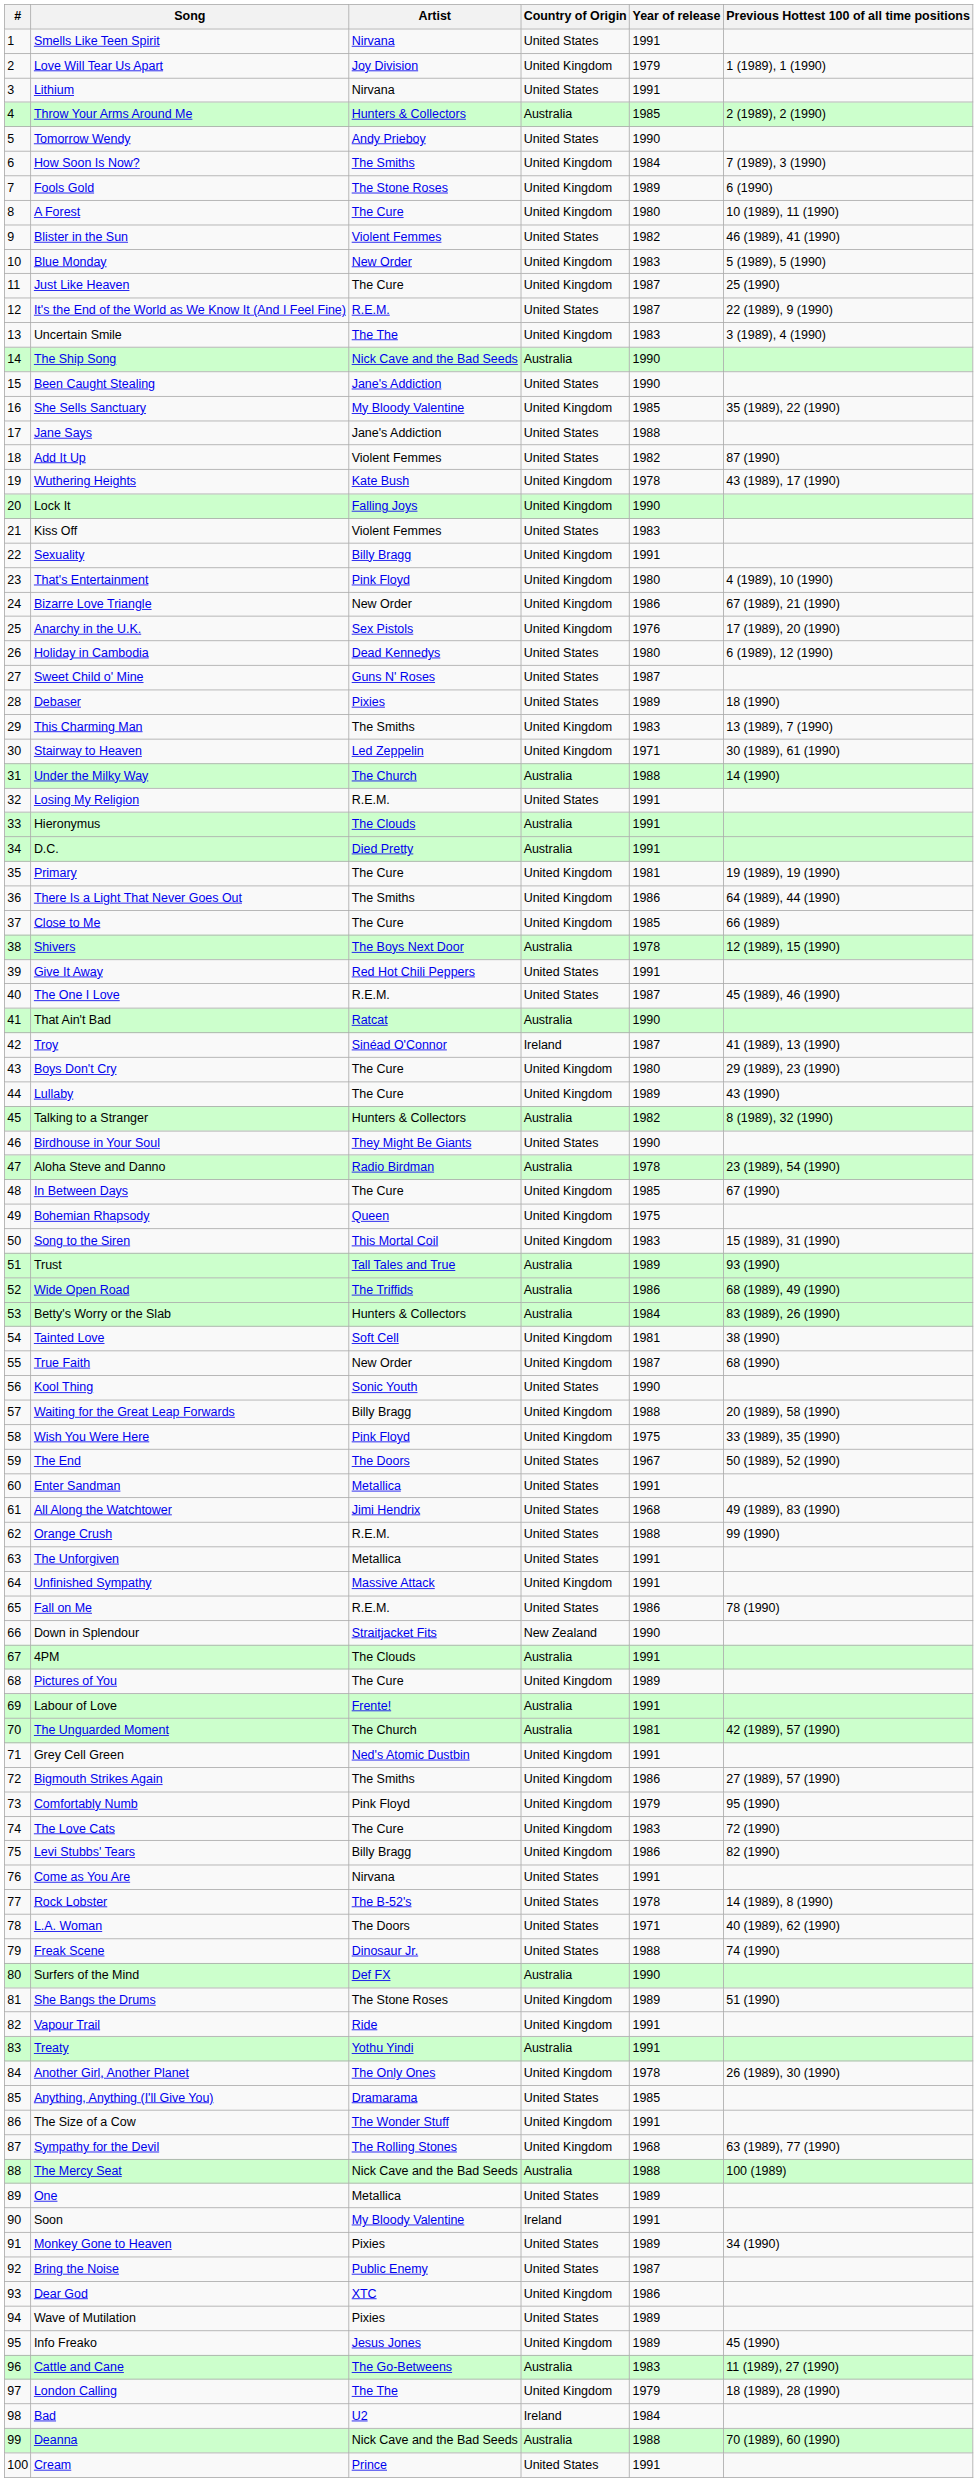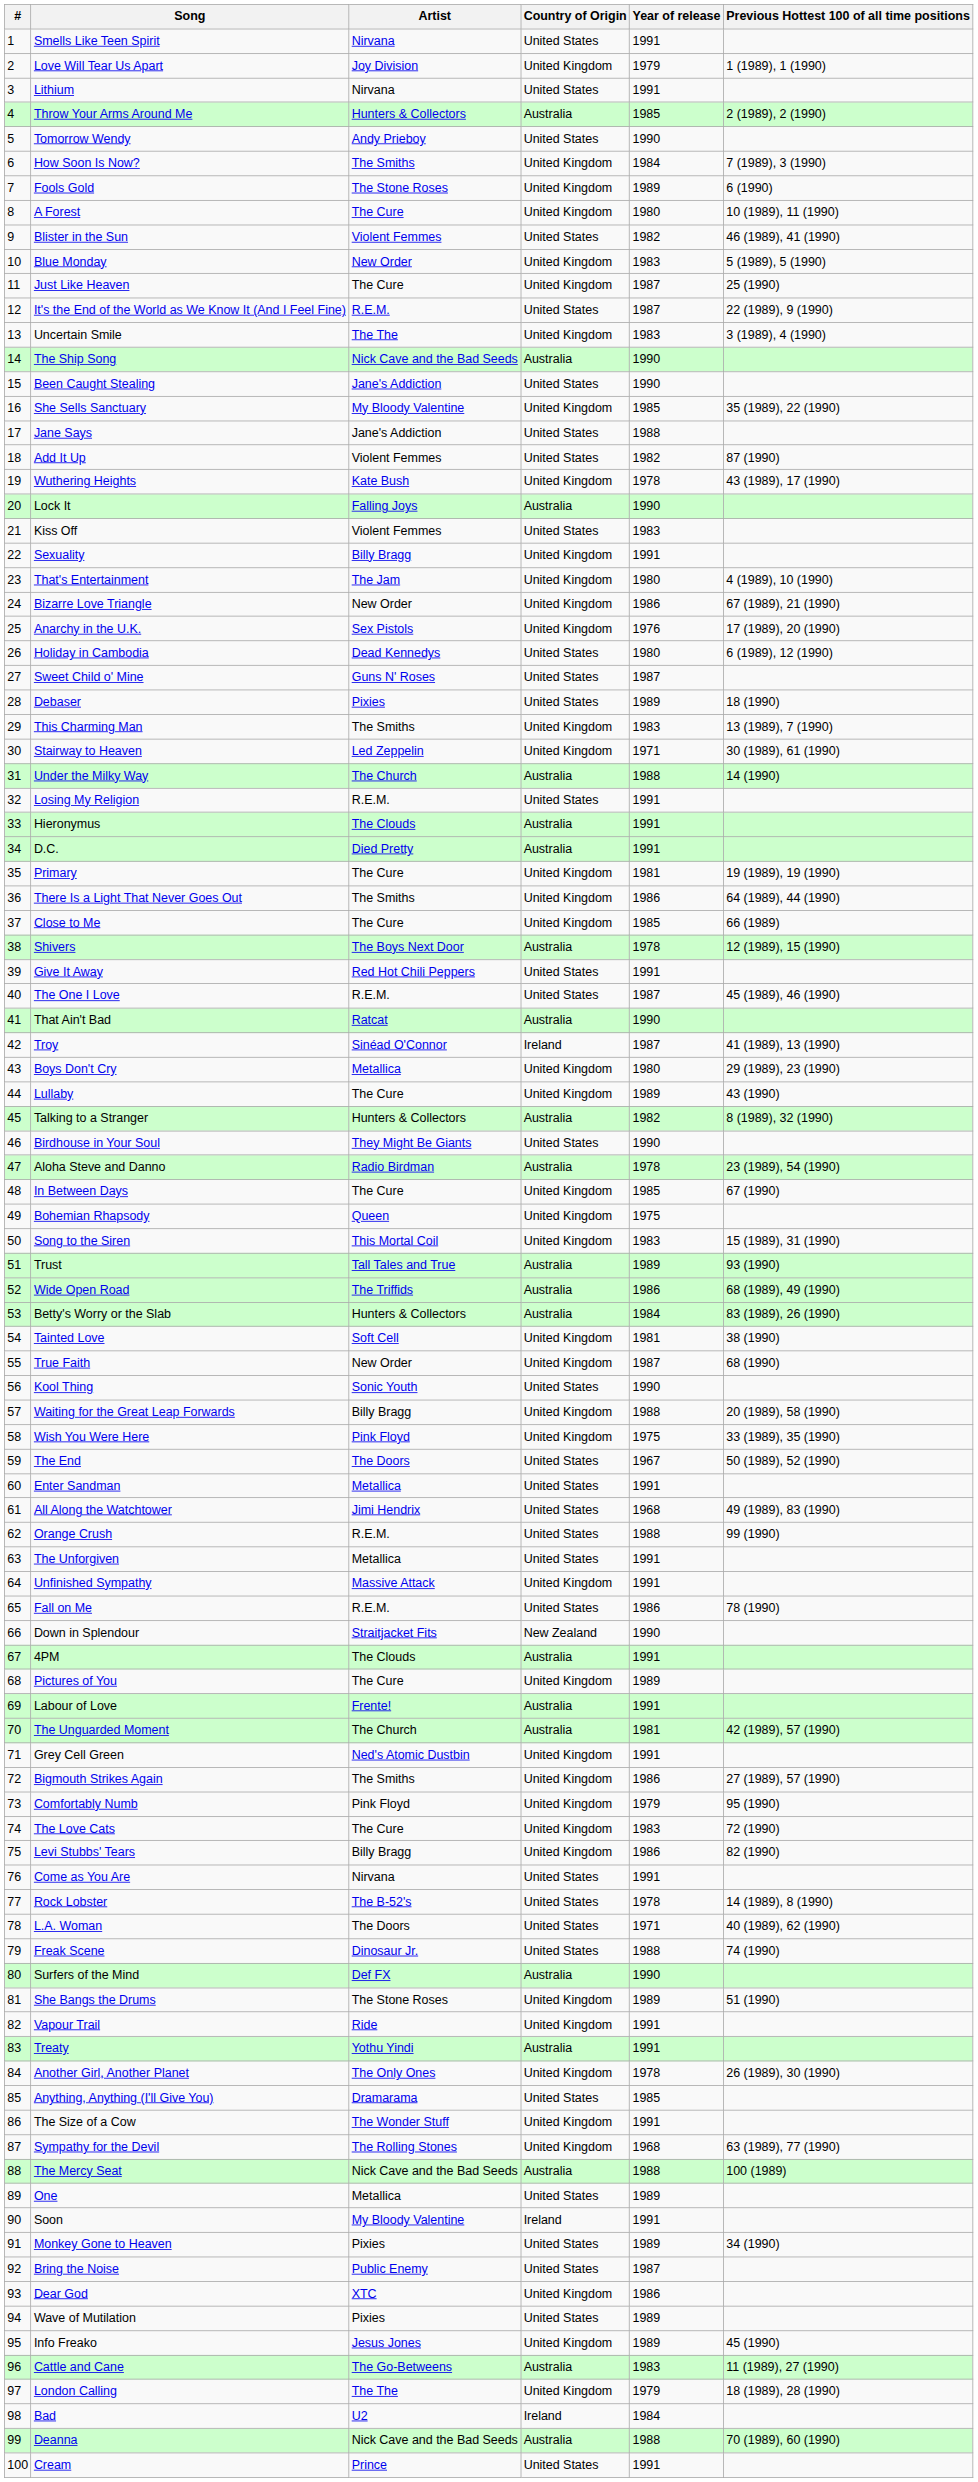(568, 506) United Kingdom -> (548, 506) Australia
(381, 579) Pink Floyd -> (376, 579) The Jam
(378, 1069) The Cure -> (376, 1069) Metallica
